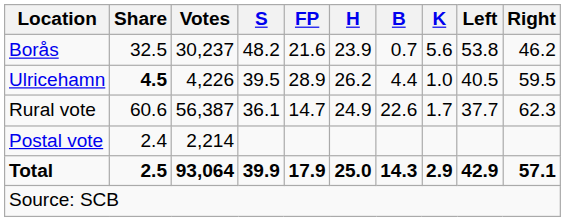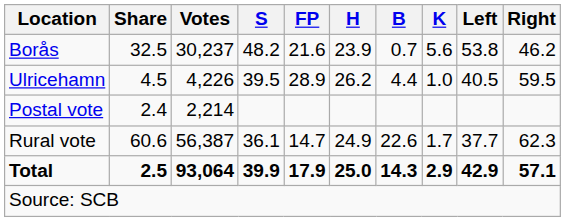(154, 79) bold -> (154, 79) normal
rows swapped: (52, 110) <-> (56, 140)
